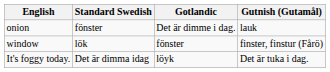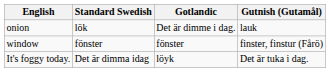(89, 28) fönster -> (81, 28) lök
(81, 43) lök -> (89, 43) fönster
